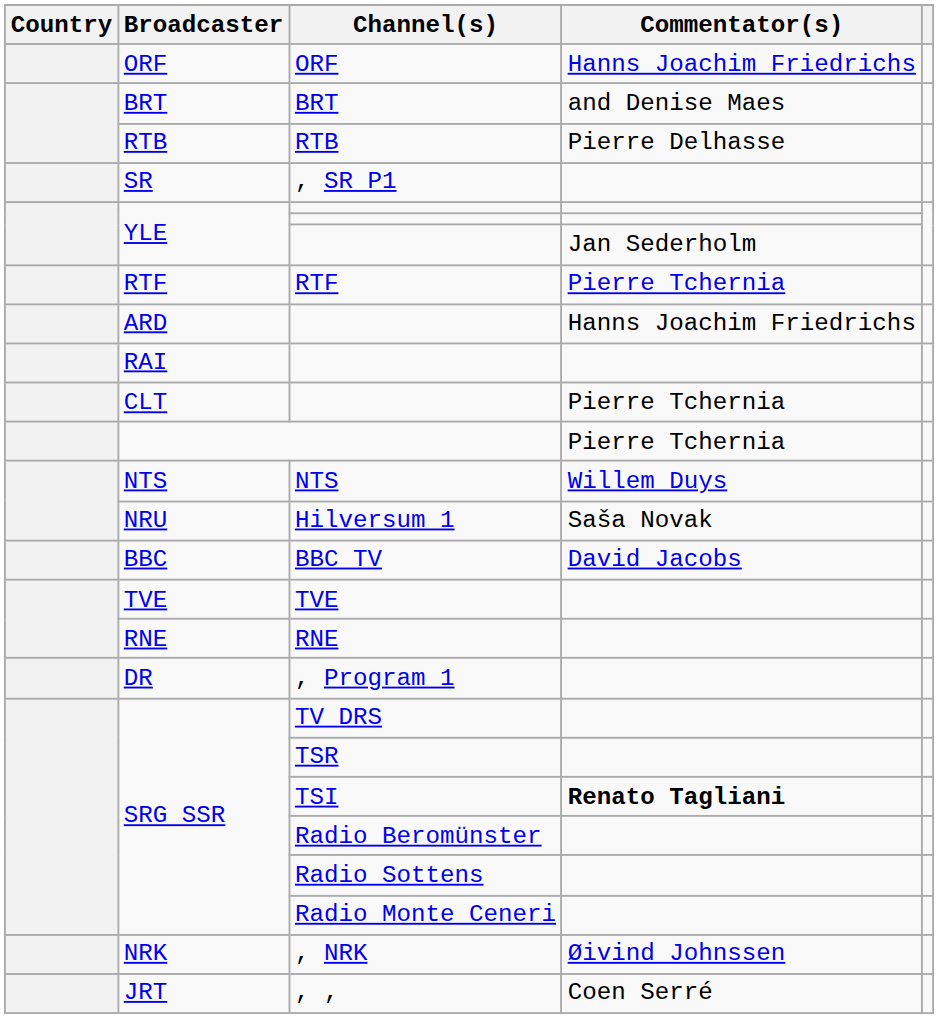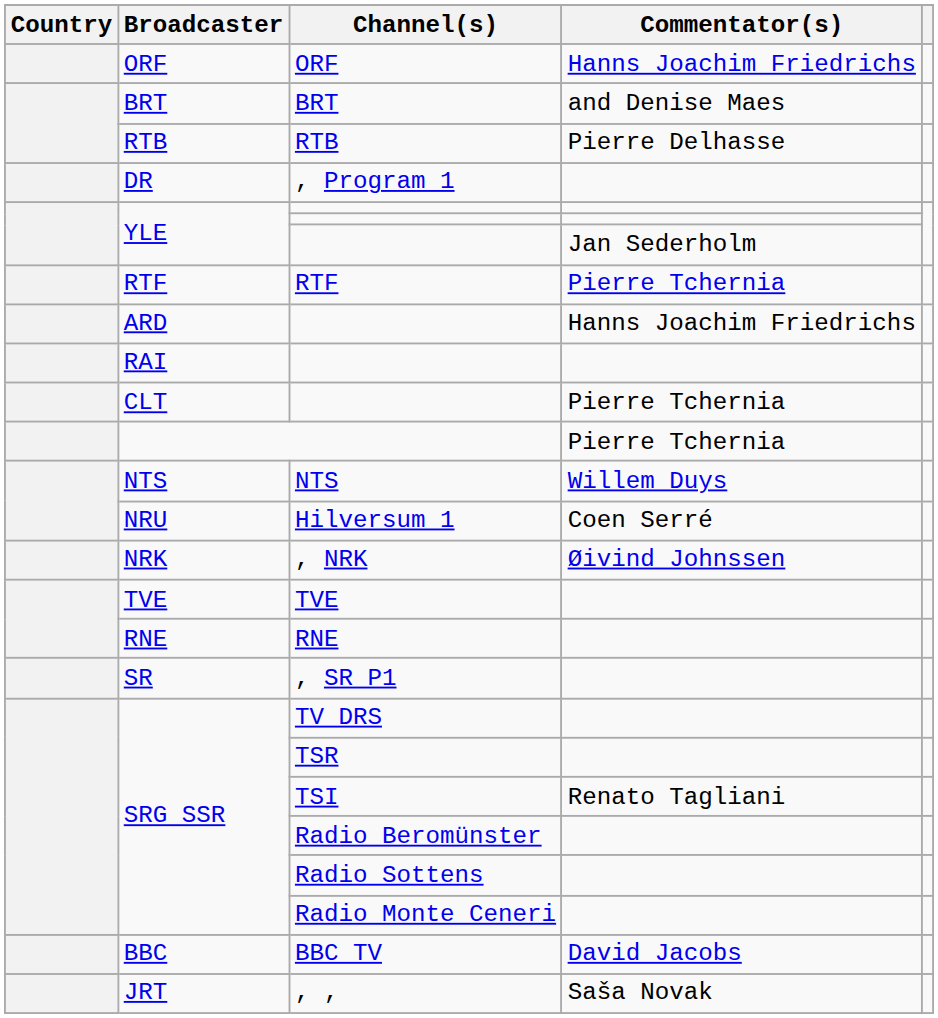rows swapped: (138, 678) <-> (138, 182)
(640, 521) Saša Novak -> (640, 521) Coen Serré
rows swapped: (146, 954) <-> (146, 560)
(676, 796) bold -> (676, 796) normal
(640, 993) Coen Serré -> (640, 993) Saša Novak
